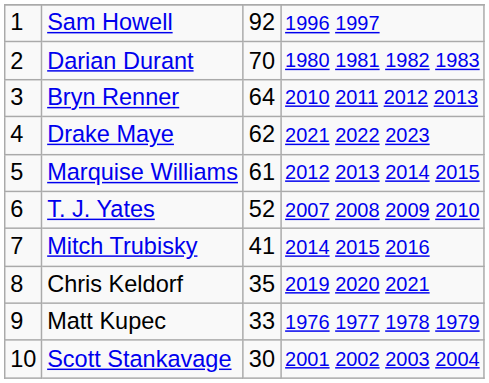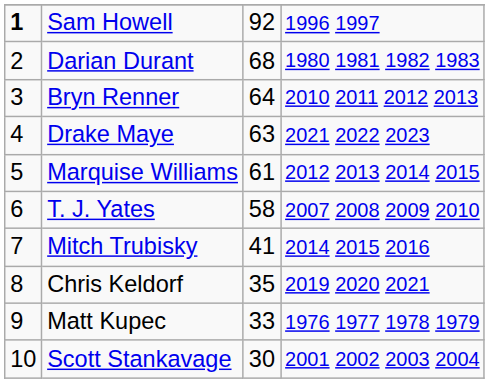(17, 23) normal -> (17, 23) bold
(262, 60) 70 -> (262, 60) 68
(262, 135) 62 -> (262, 135) 63
(262, 209) 52 -> (262, 209) 58
